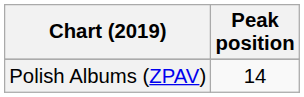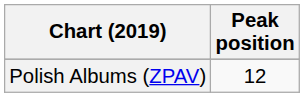(255, 75) 14 -> (255, 75) 12
